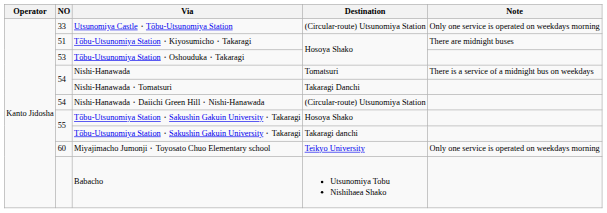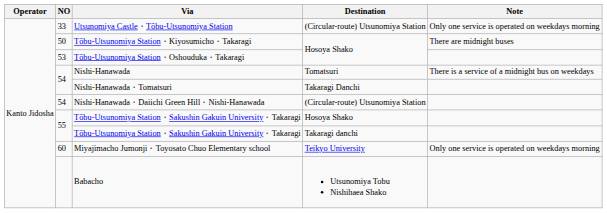(62, 41) 51 -> (62, 41) 50
